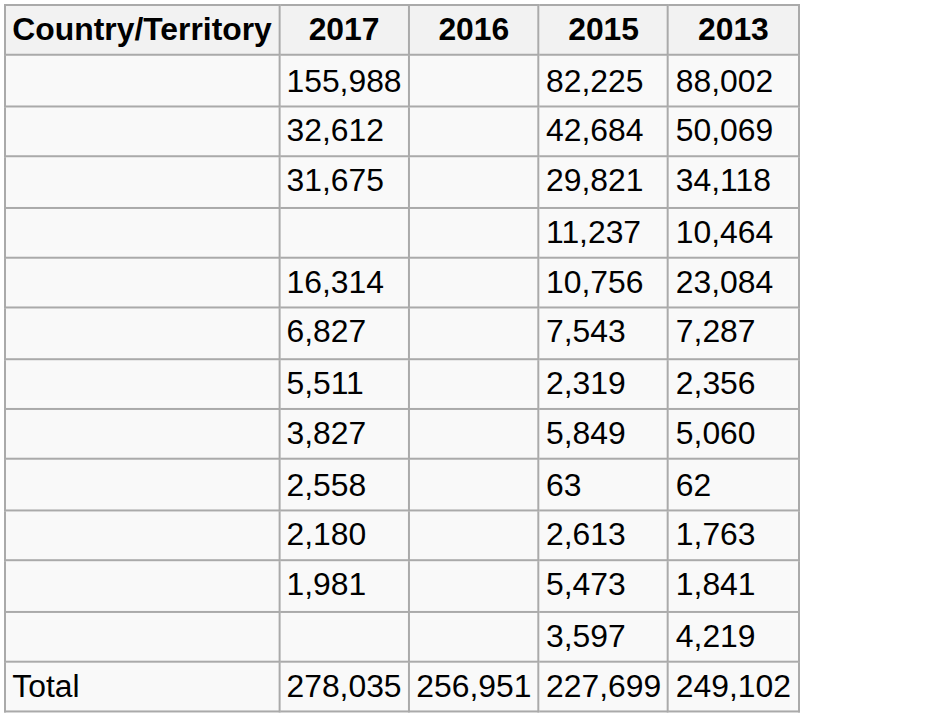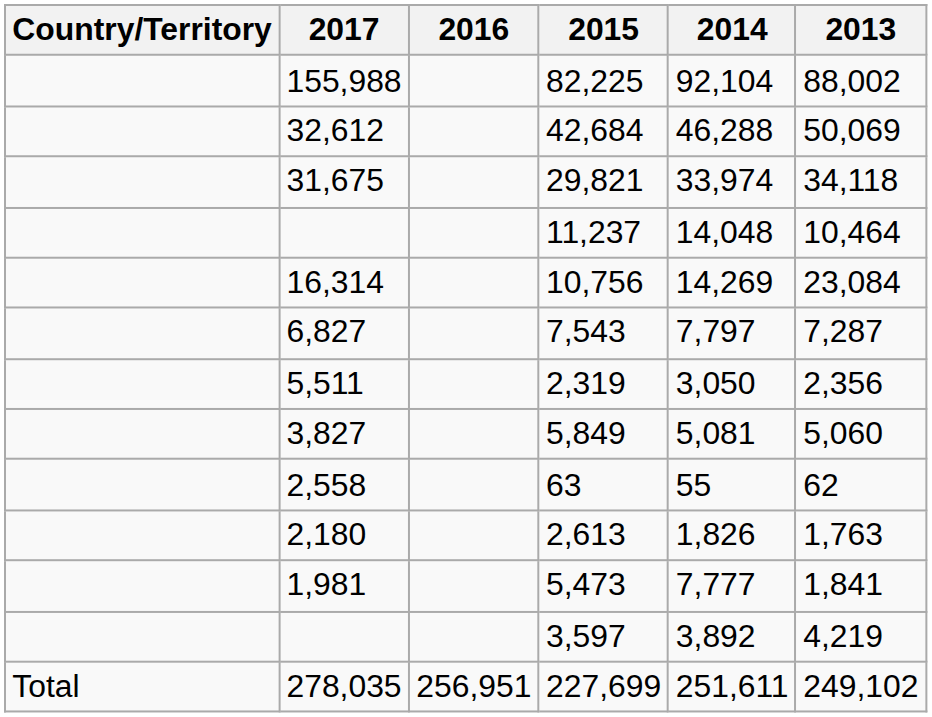+ column: (732, 29)
